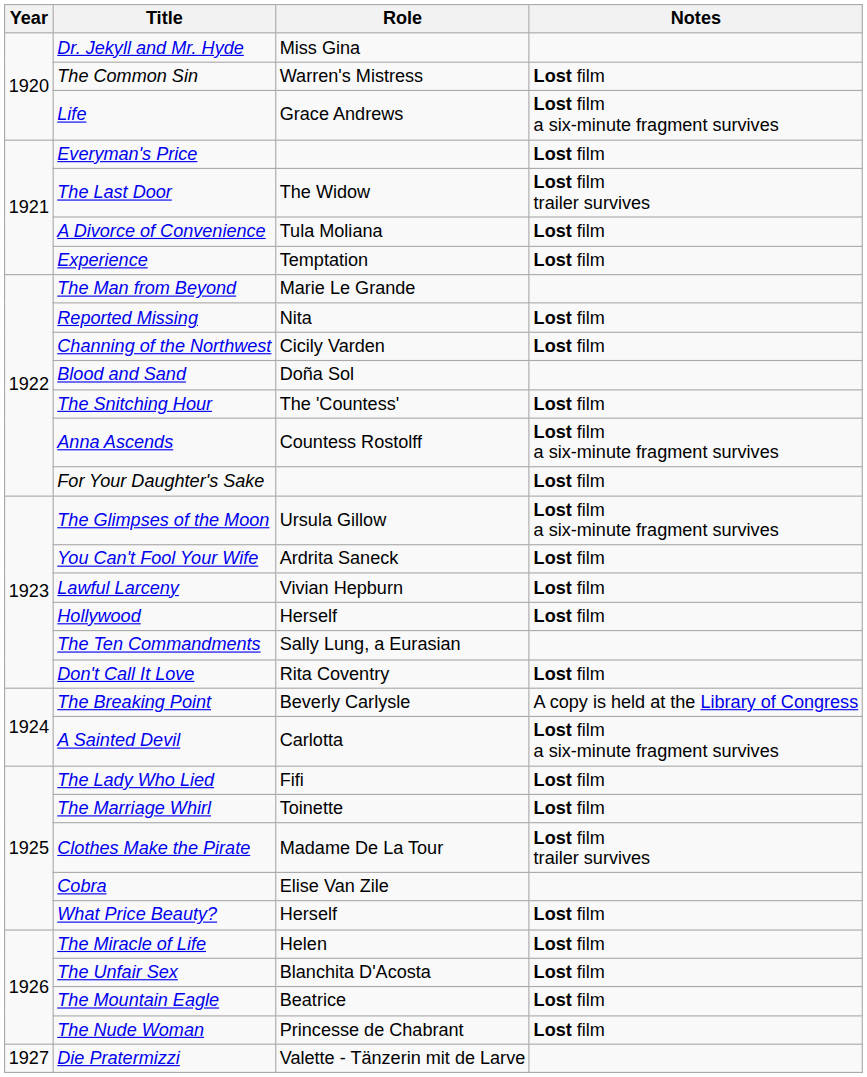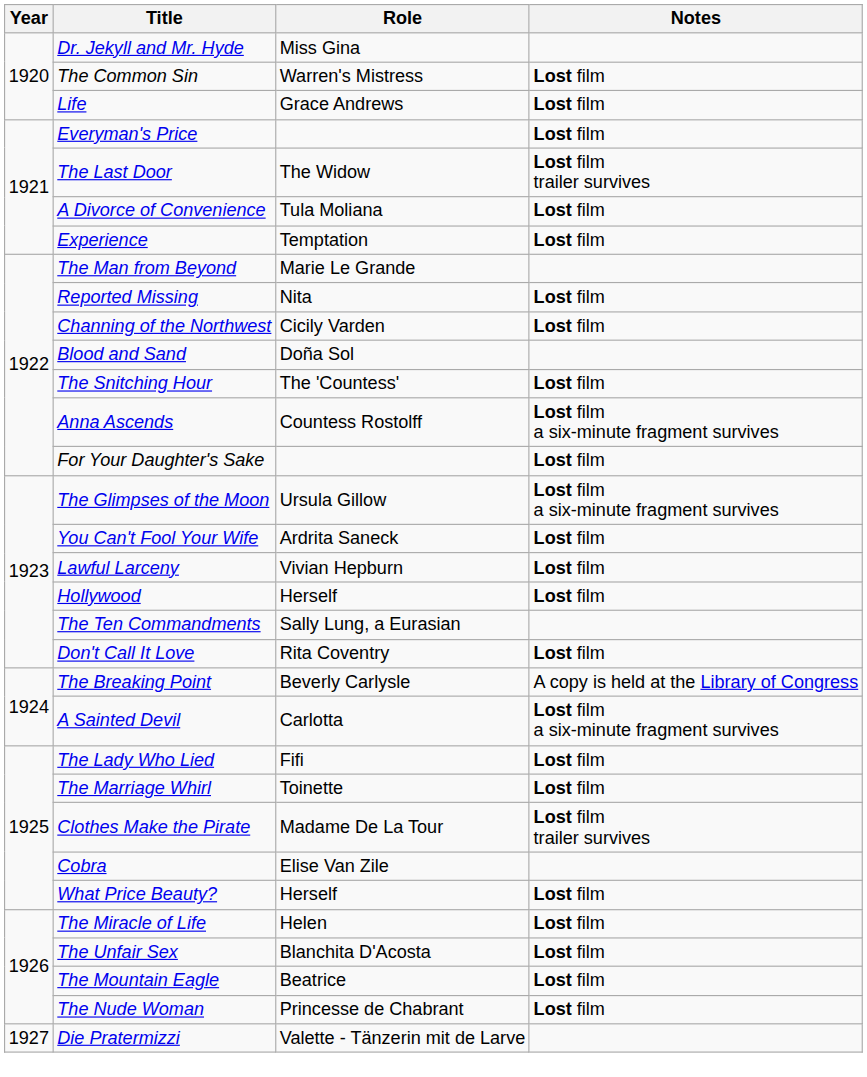(656, 115) Lost film a six-minute fragment survives -> (569, 104) Lost film
